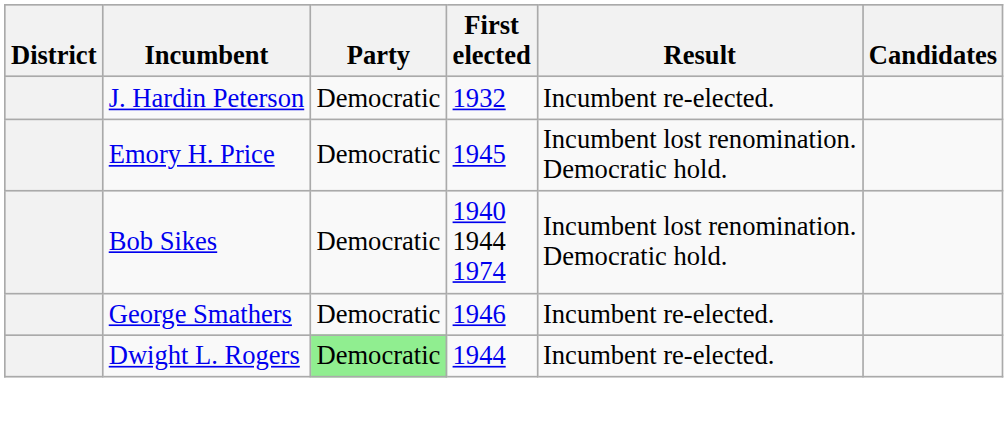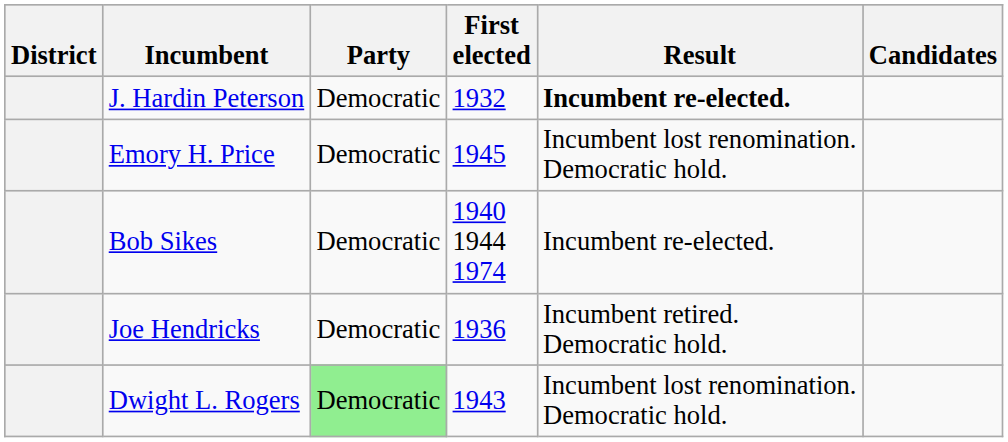(659, 97) normal -> (667, 97) bold
(700, 241) Incumbent lost renomination. Democratic hold. -> (659, 241) Incumbent re-elected.
- row: (200, 313)
+ row: (184, 328)
(479, 355) 1944 -> (479, 400) 1943
(659, 355) Incumbent re-elected. -> (700, 400) Incumbent lost renomination. Democratic hold.
